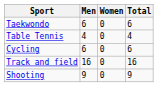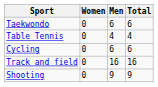columns swapped: (89, 11) <-> (112, 11)
